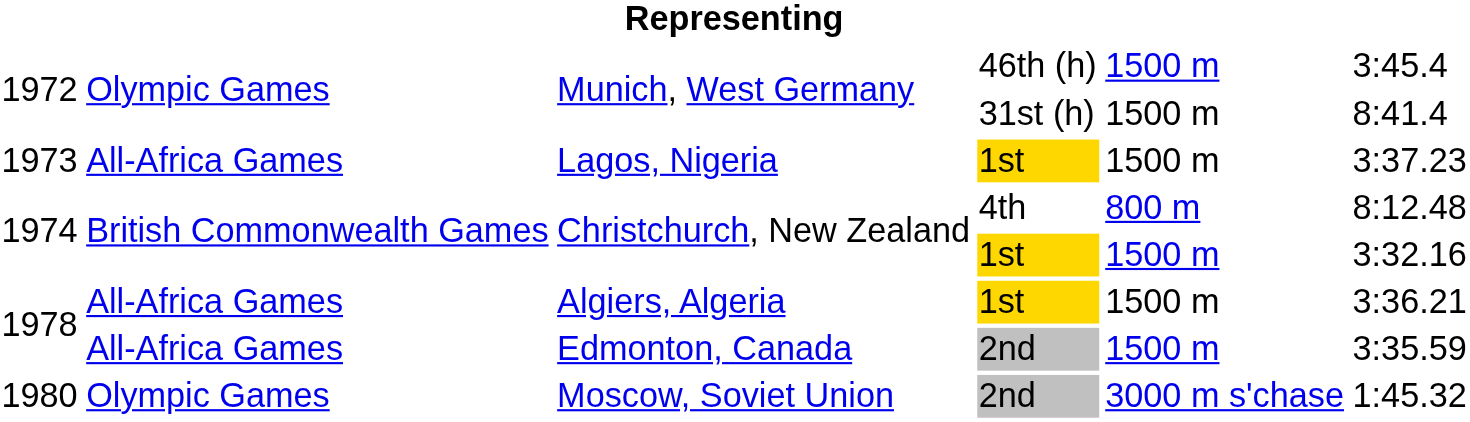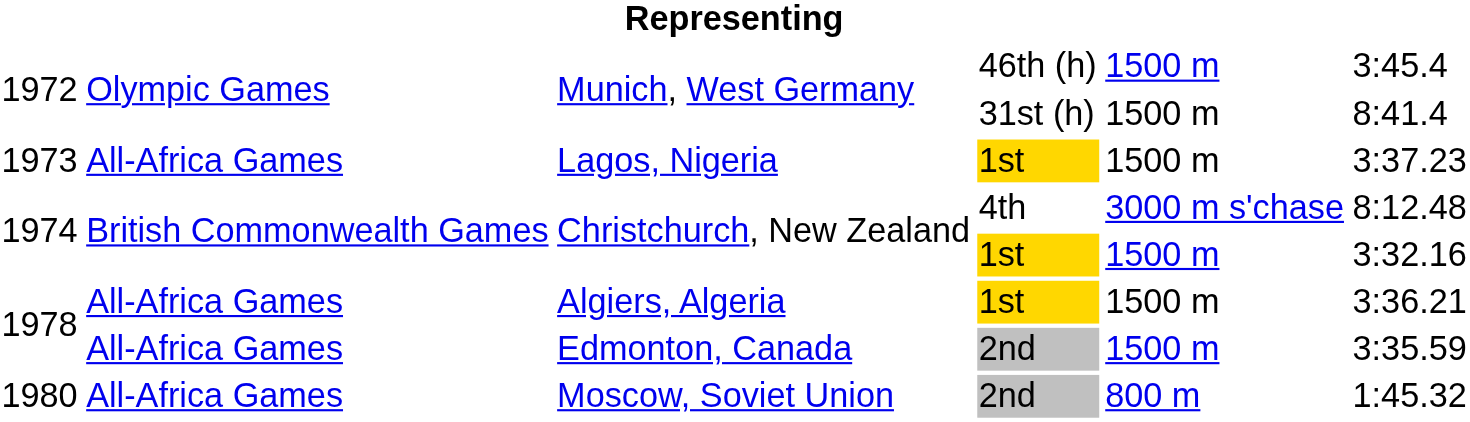(1153, 207) 800 m -> (1225, 207) 3000 m s'chase
(208, 395) Olympic Games -> (215, 395) All-Africa Games
(1225, 395) 3000 m s'chase -> (1153, 395) 800 m
